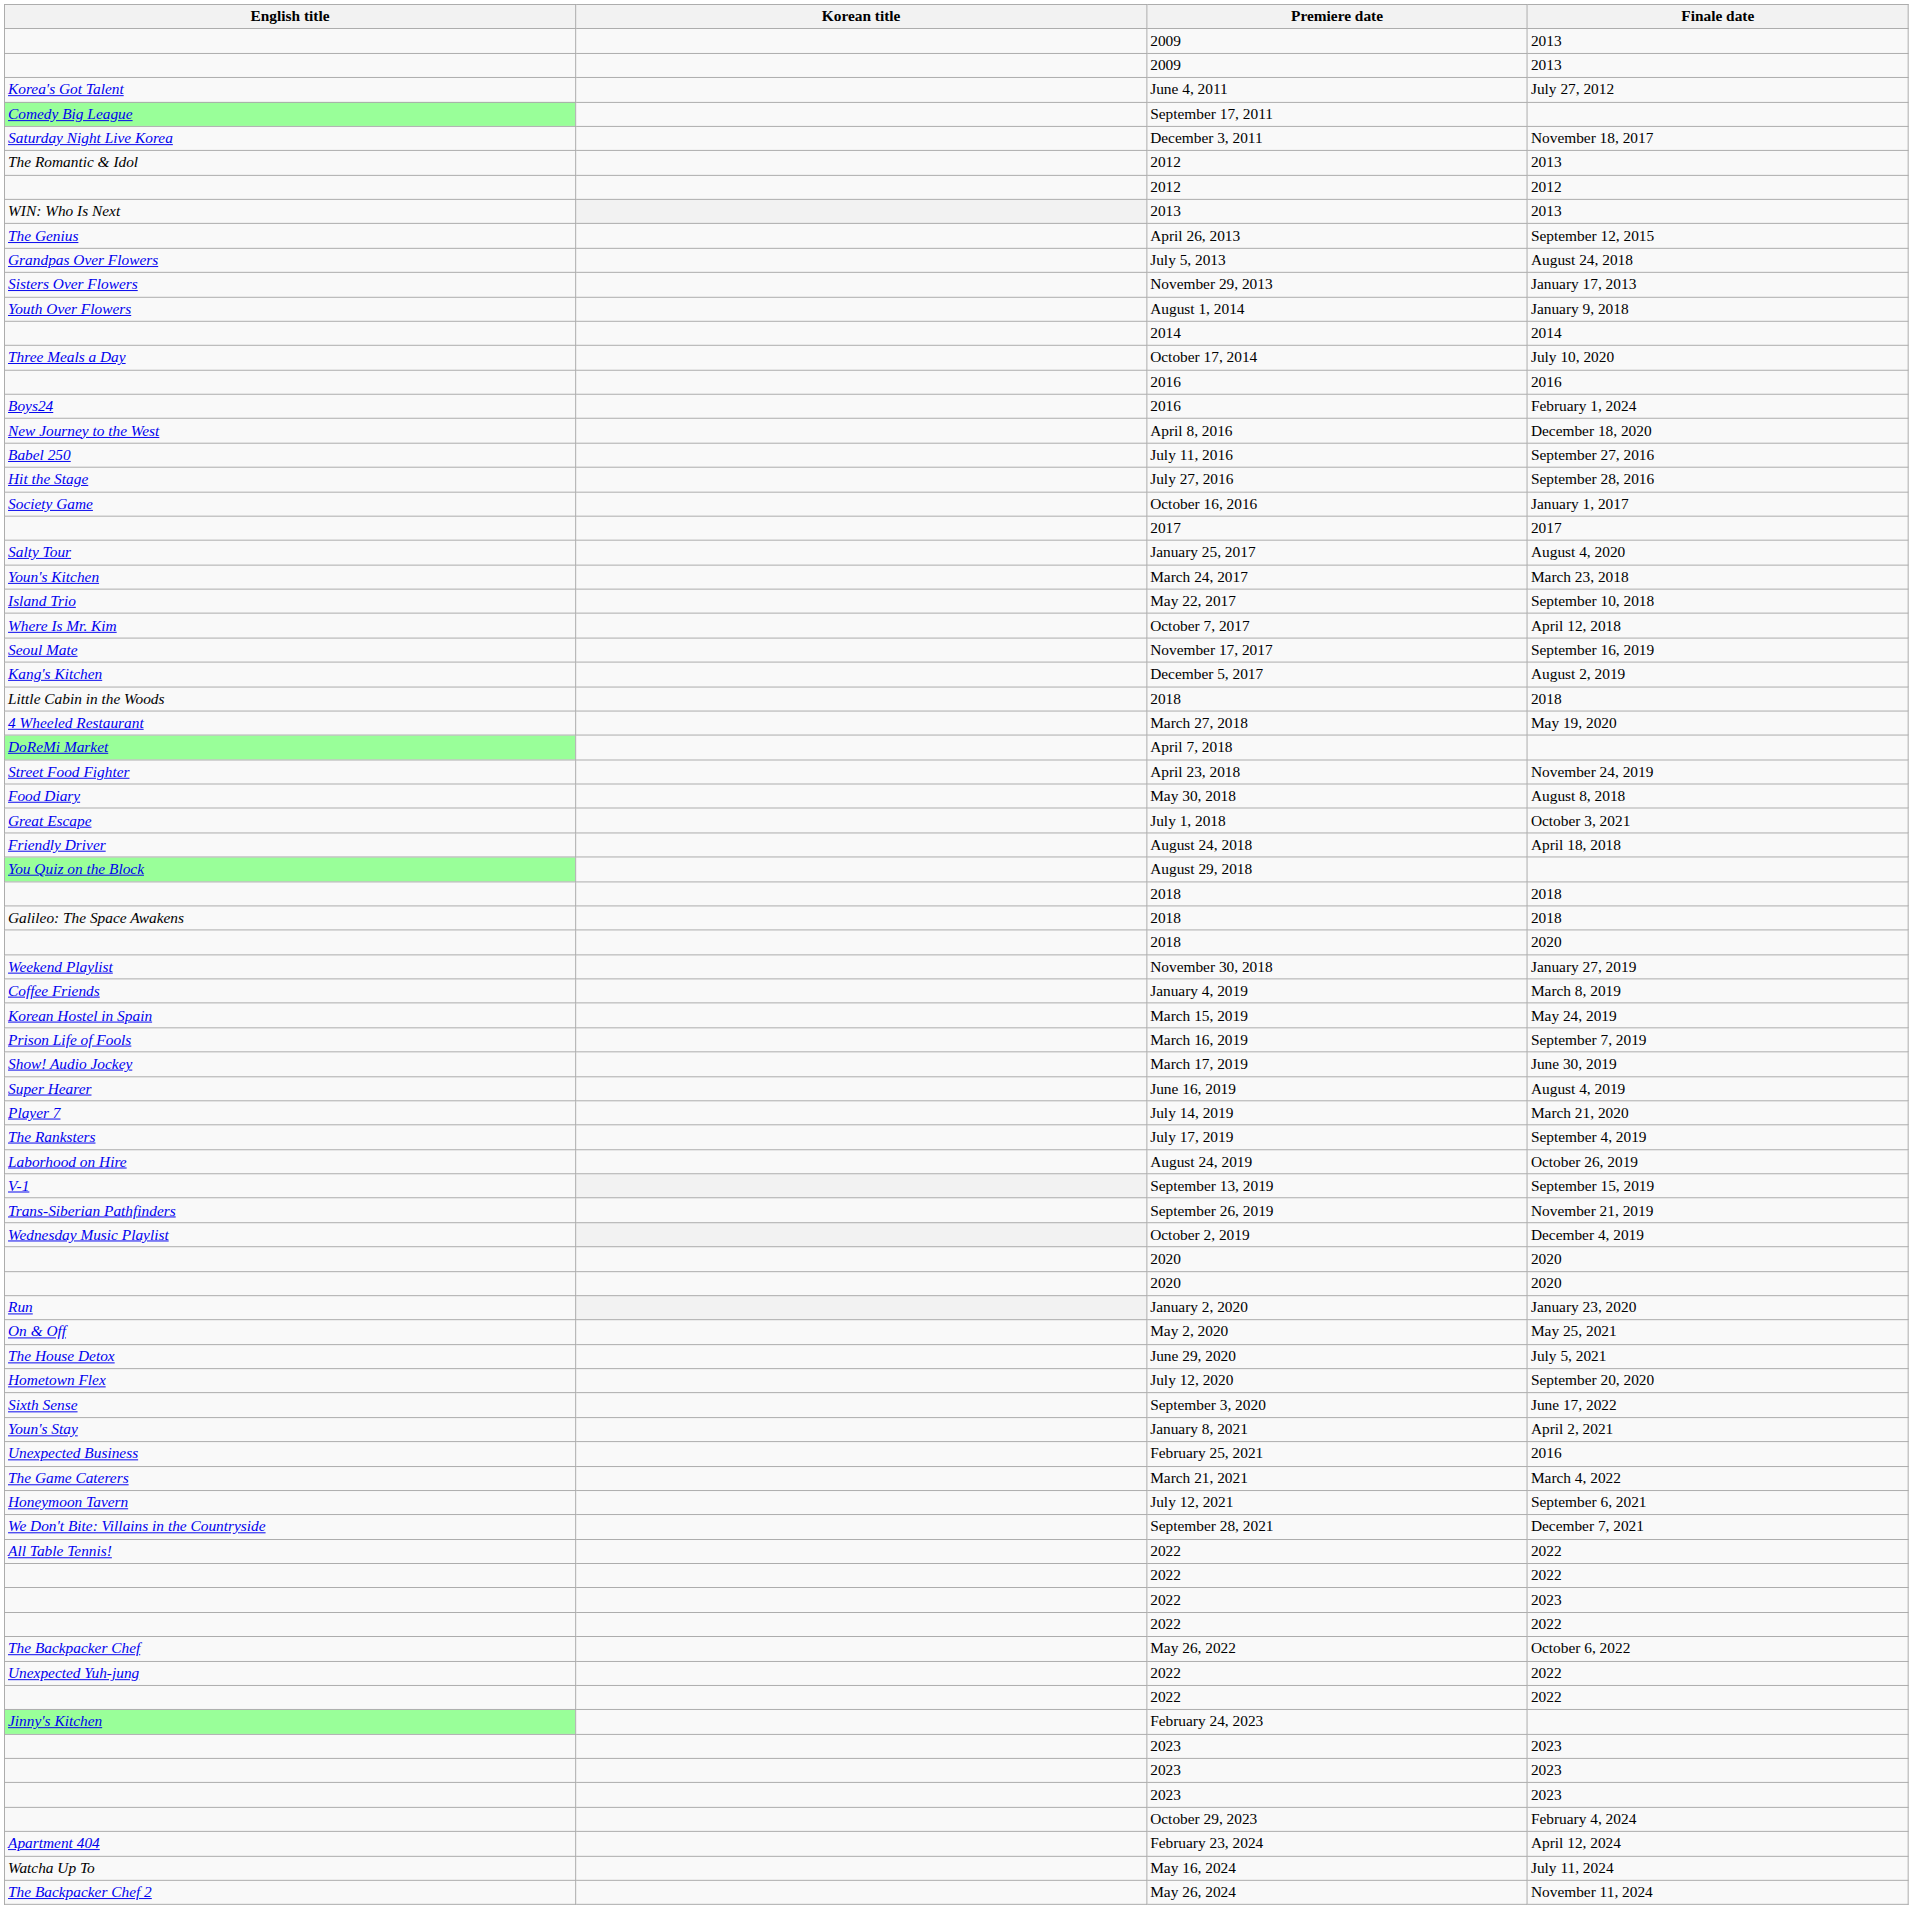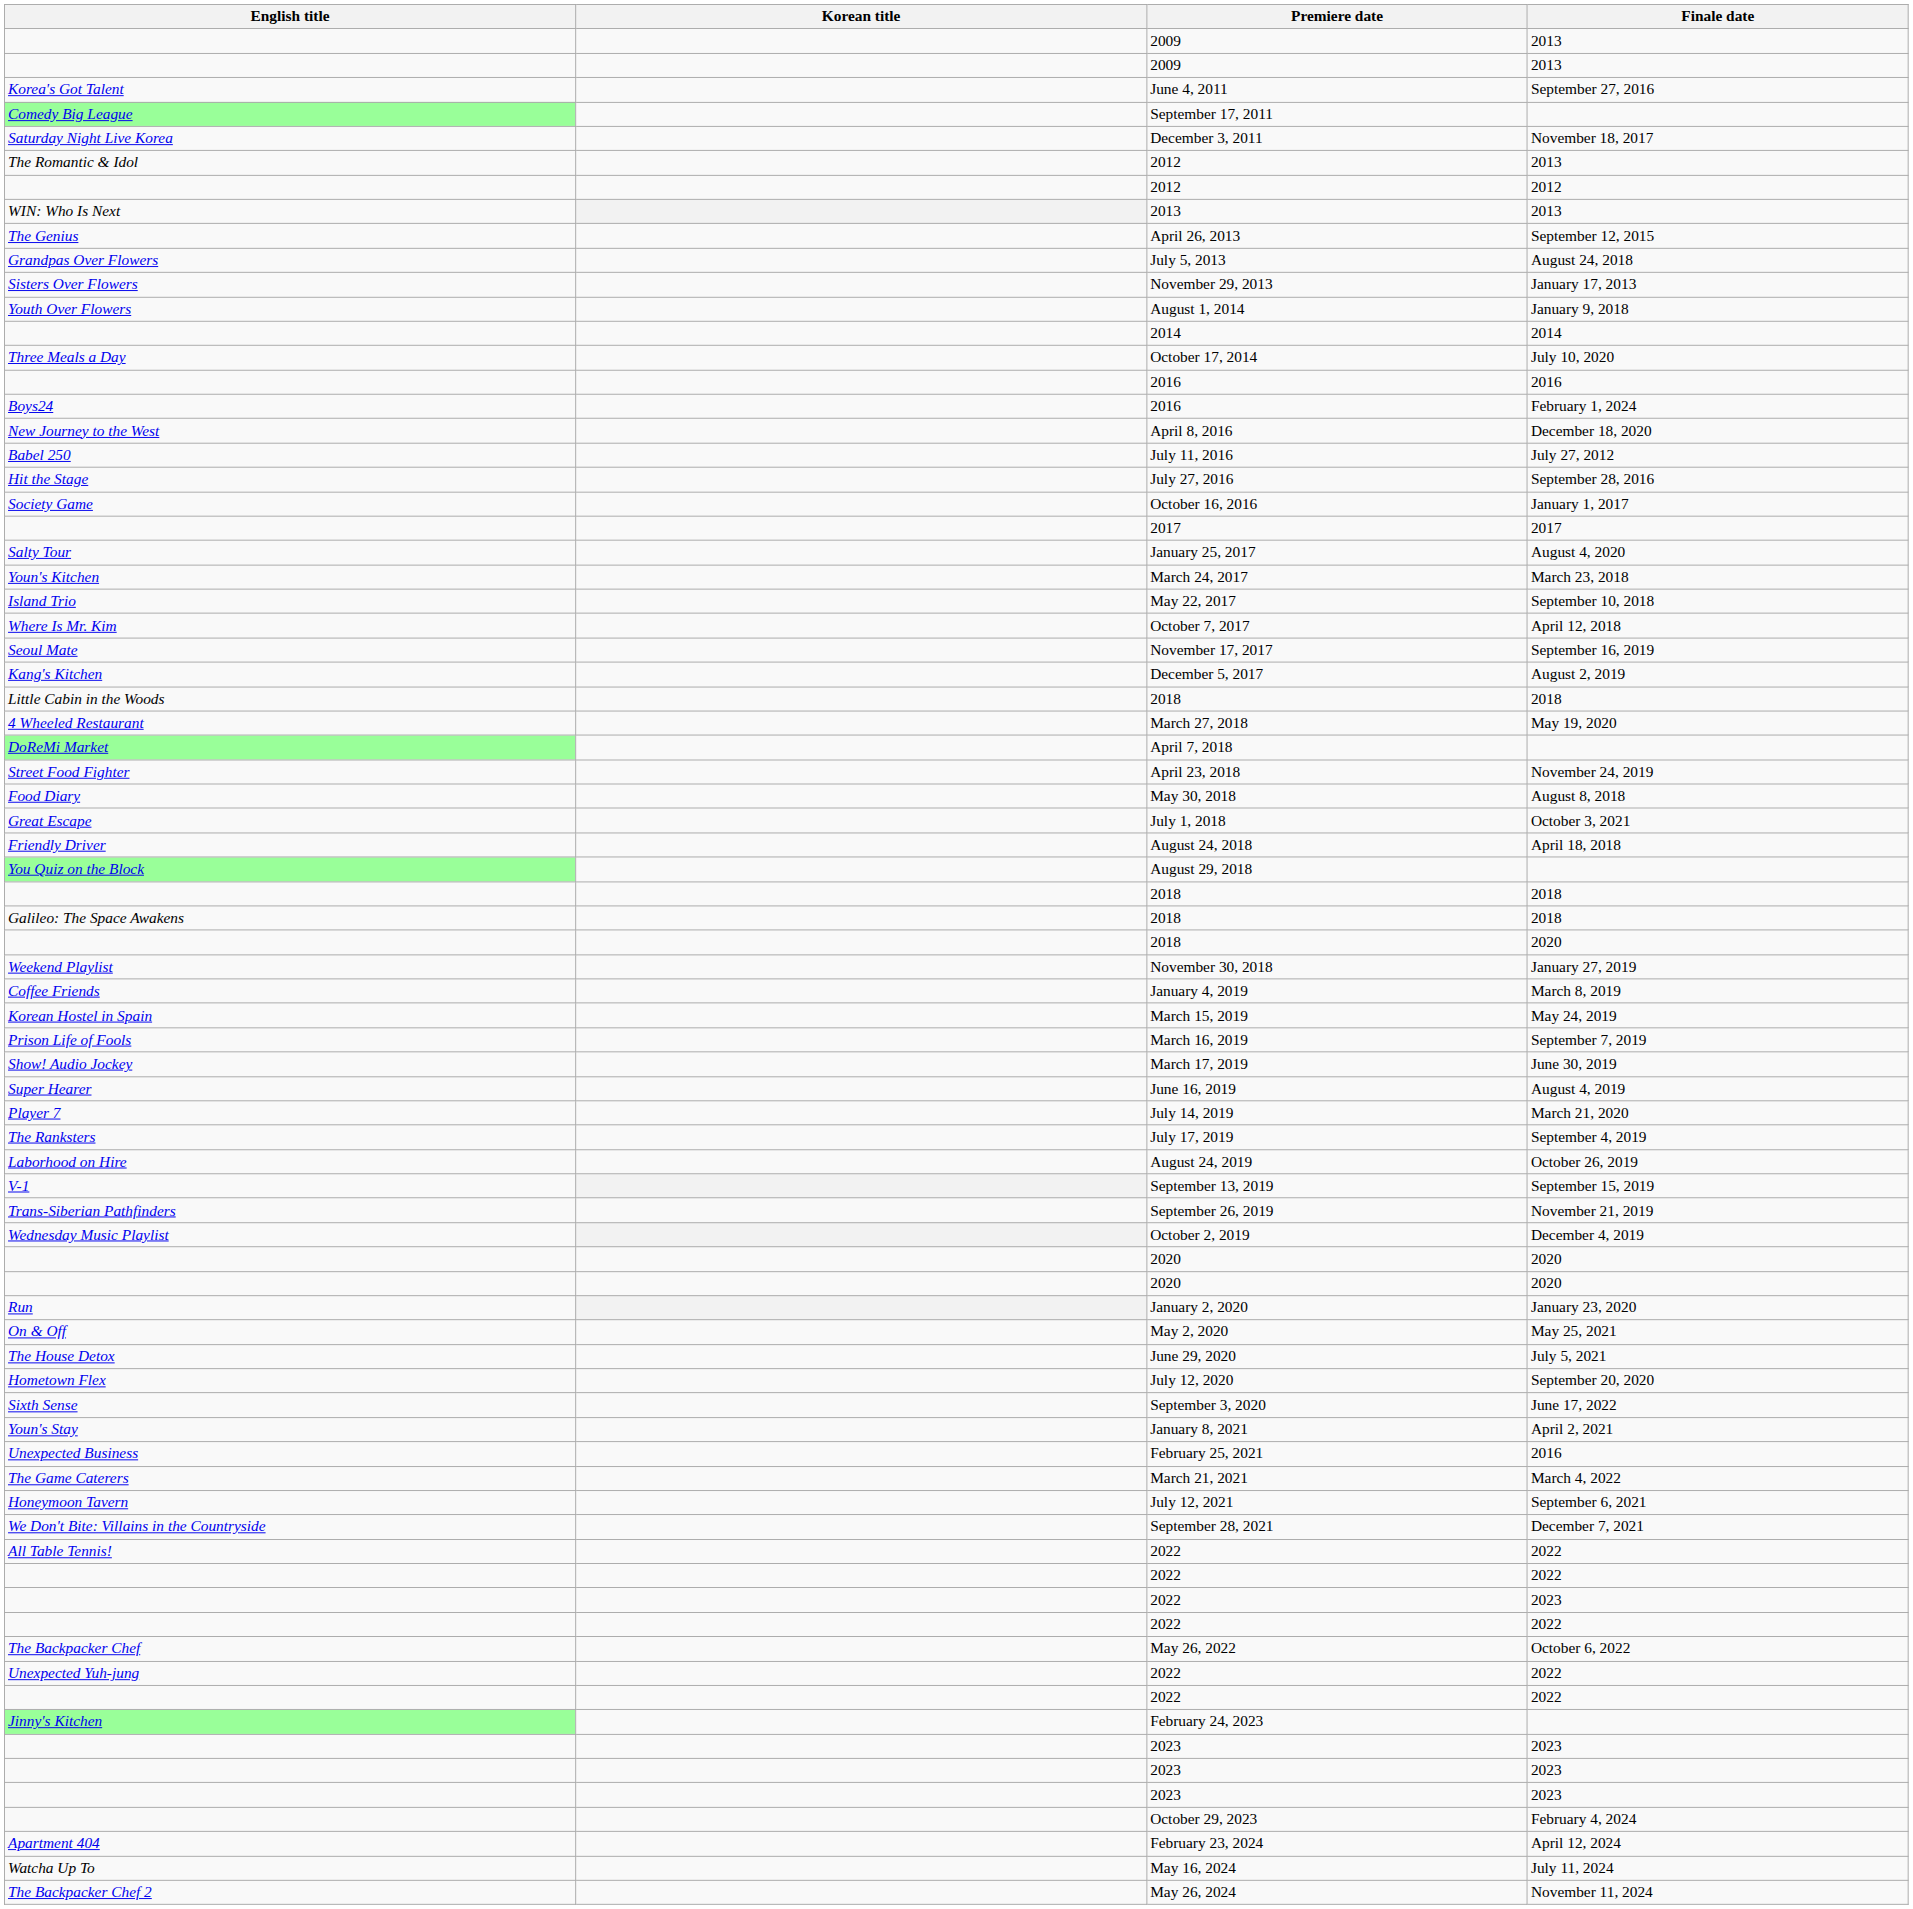(1573, 89) July 27, 2012 -> (1593, 89) September 27, 2016
(1593, 455) September 27, 2016 -> (1573, 455) July 27, 2012
